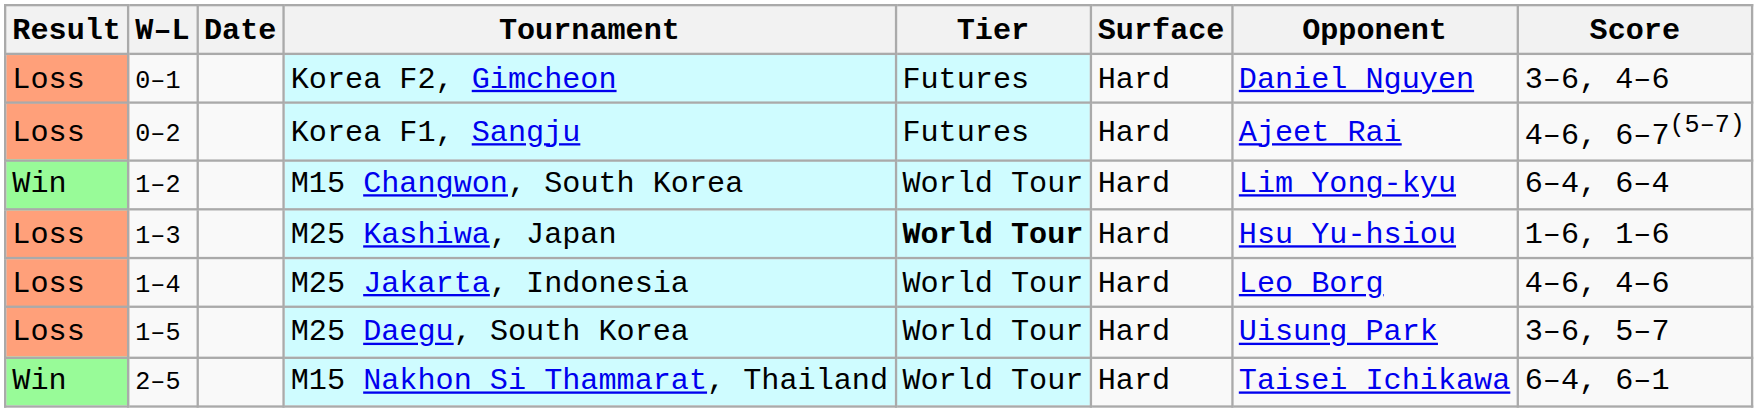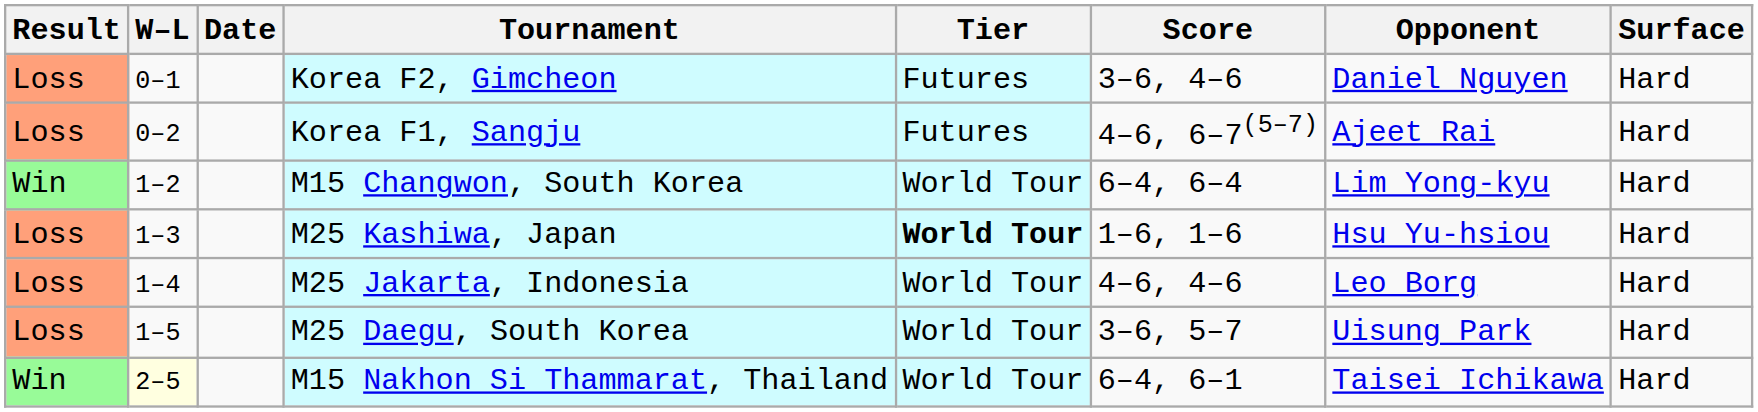columns swapped: (1161, 30) <-> (1635, 30)
(158, 383) no background -> (158, 383) lightyellow background
